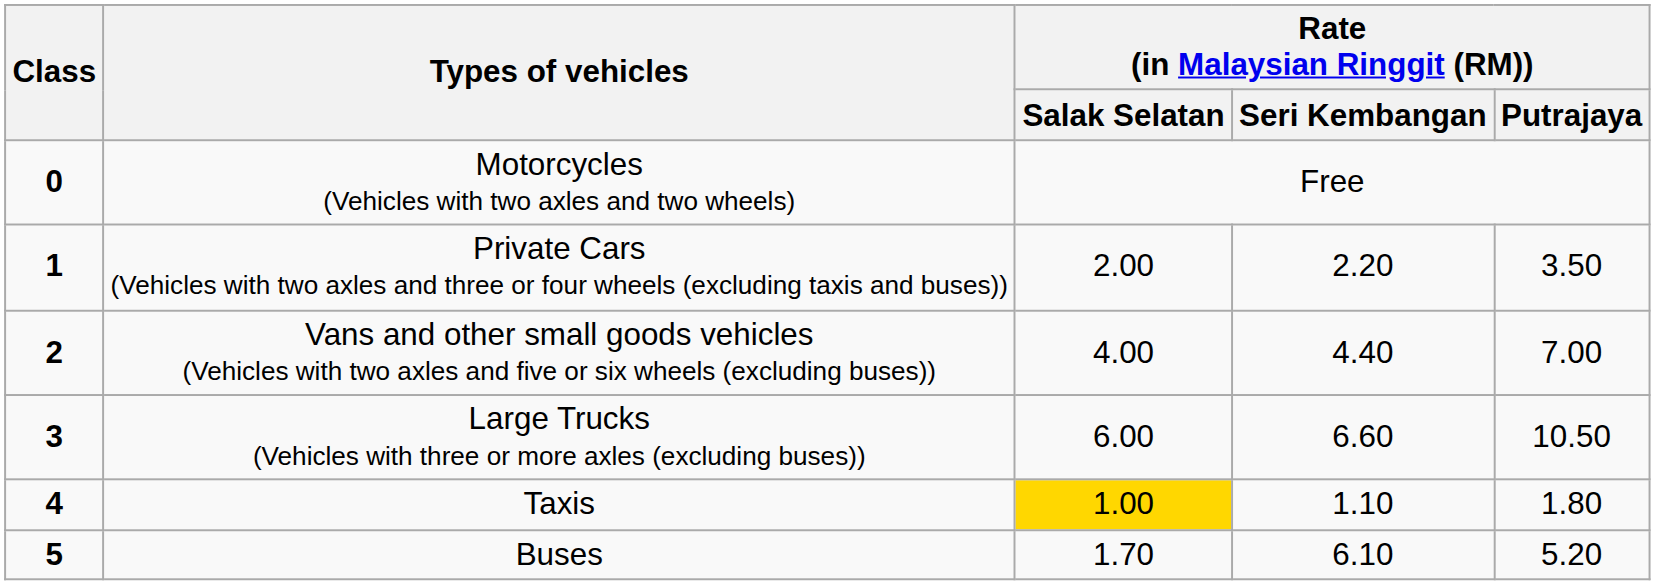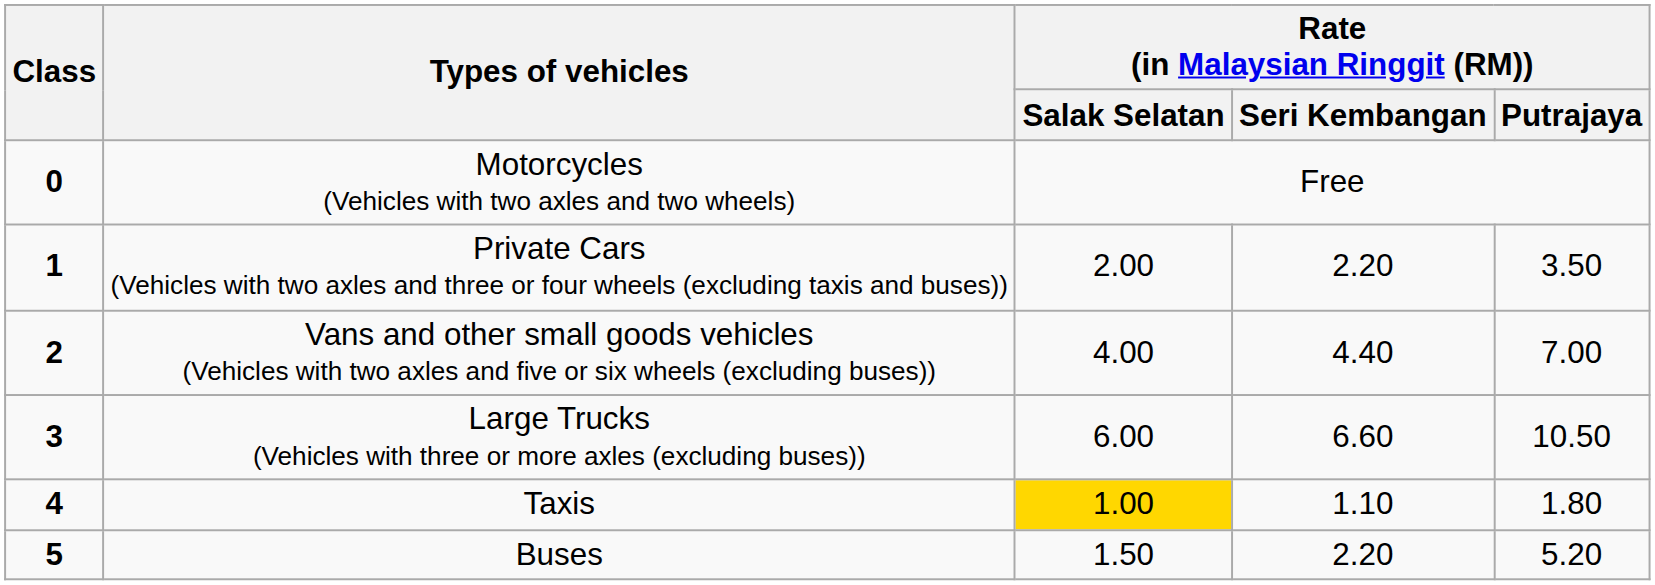(1124, 553) 1.70 -> (1124, 553) 1.50
(1363, 553) 6.10 -> (1363, 553) 2.20
